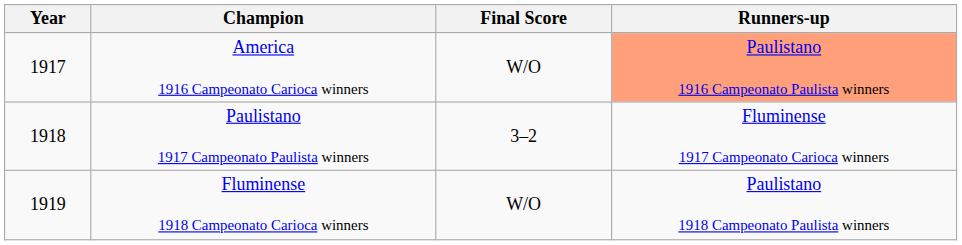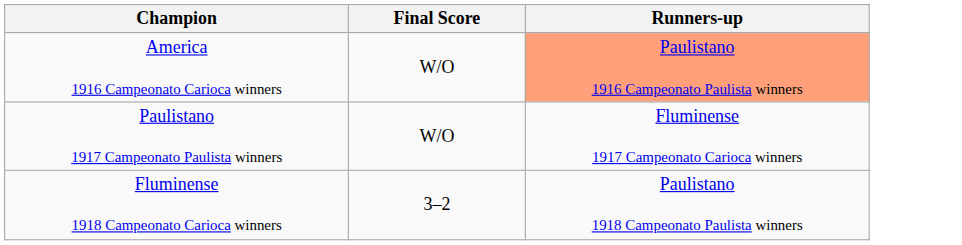- column: (48, 18)
(524, 136) 3–2 -> (437, 136) W/O
(524, 204) W/O -> (437, 204) 3–2
